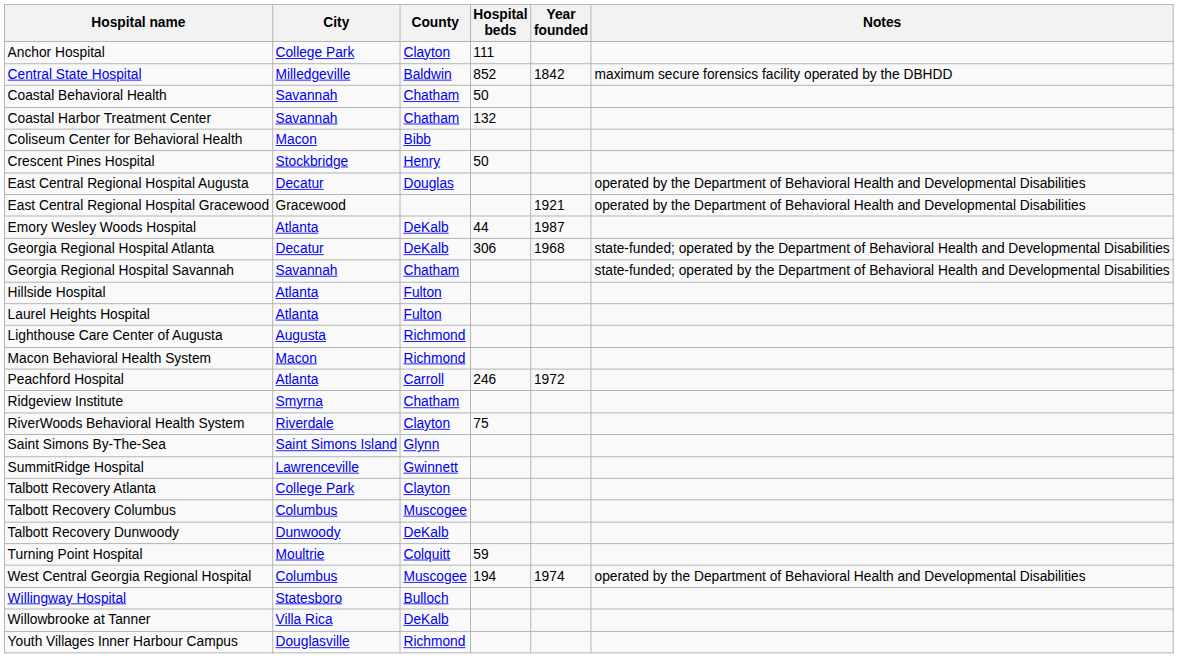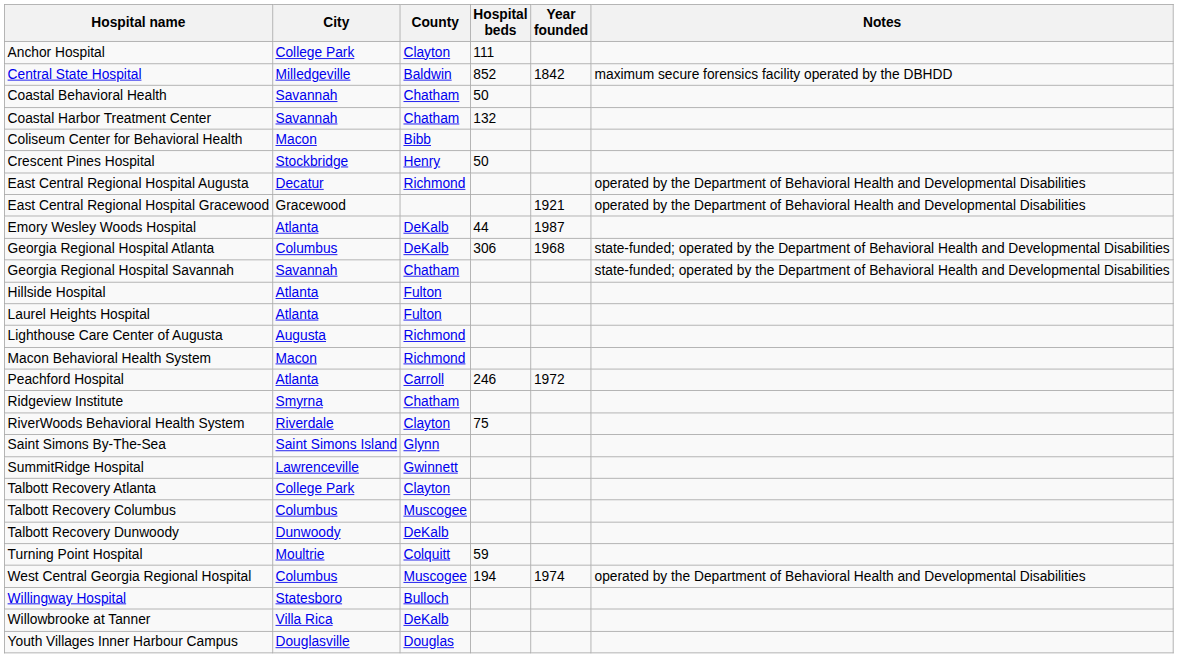(429, 183) Douglas -> (434, 183) Richmond
(300, 249) Decatur -> (306, 249) Columbus
(434, 641) Richmond -> (429, 641) Douglas
